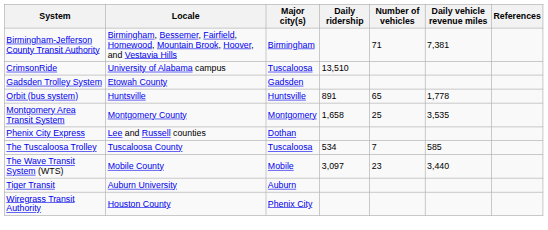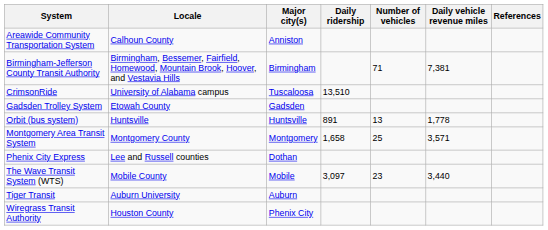+ row: (50, 40)
(377, 96) 65 -> (377, 120) 13
(438, 115) 3,535 -> (439, 139) 3,571
- row: (51, 148)
